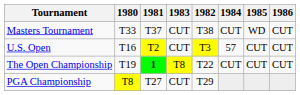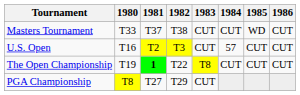columns swapped: (205, 13) <-> (179, 13)
